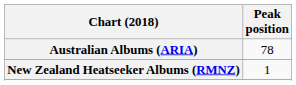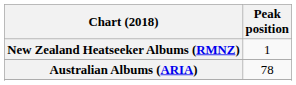rows swapped: (123, 49) <-> (123, 69)
